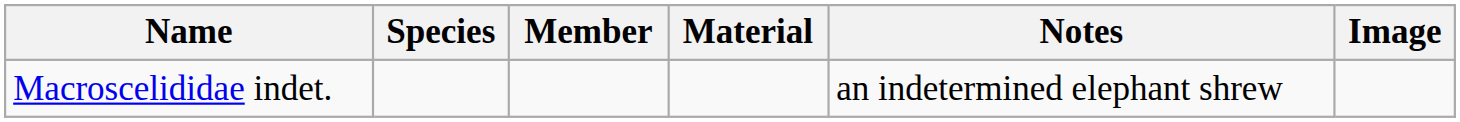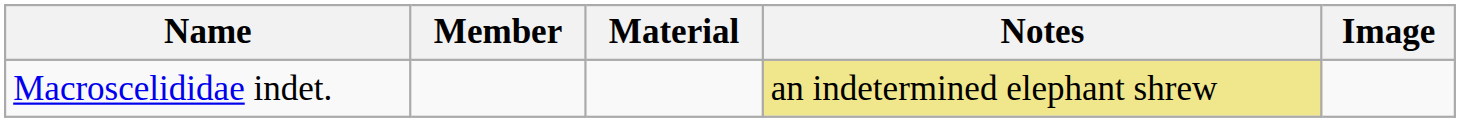- column: (441, 32)
(1059, 87) no background -> (994, 87) khaki background
